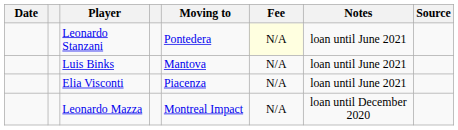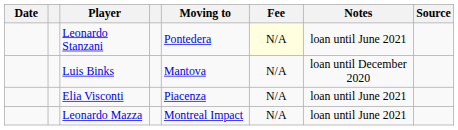(358, 64) loan until June 2021 -> (358, 71) loan until December 2020
(358, 108) loan until December 2020 -> (358, 115) loan until June 2021
